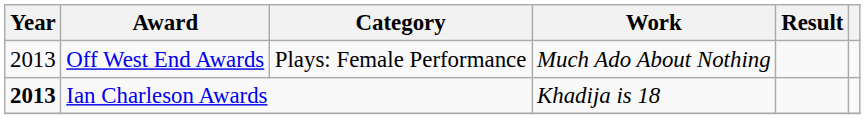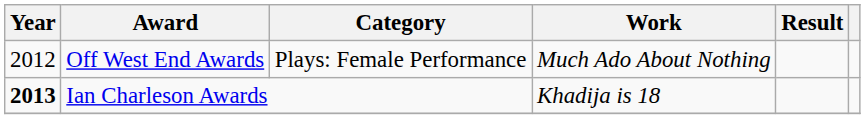(33, 58) 2013 -> (33, 58) 2012
